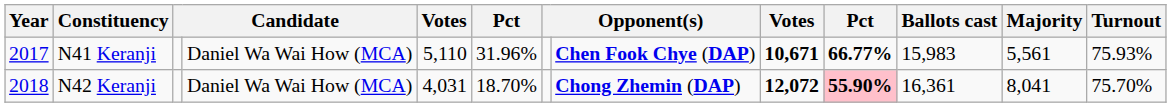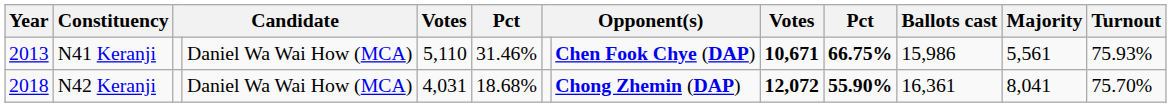(29, 53) 2017 -> (29, 53) 2013
(506, 53) 31.96% -> (506, 53) 31.46%
(860, 53) 66.77% -> (860, 53) 66.75%
(929, 53) 15,983 -> (929, 53) 15,986
(506, 85) 18.70% -> (506, 85) 18.68%
(860, 85) pink background -> (860, 85) no background
